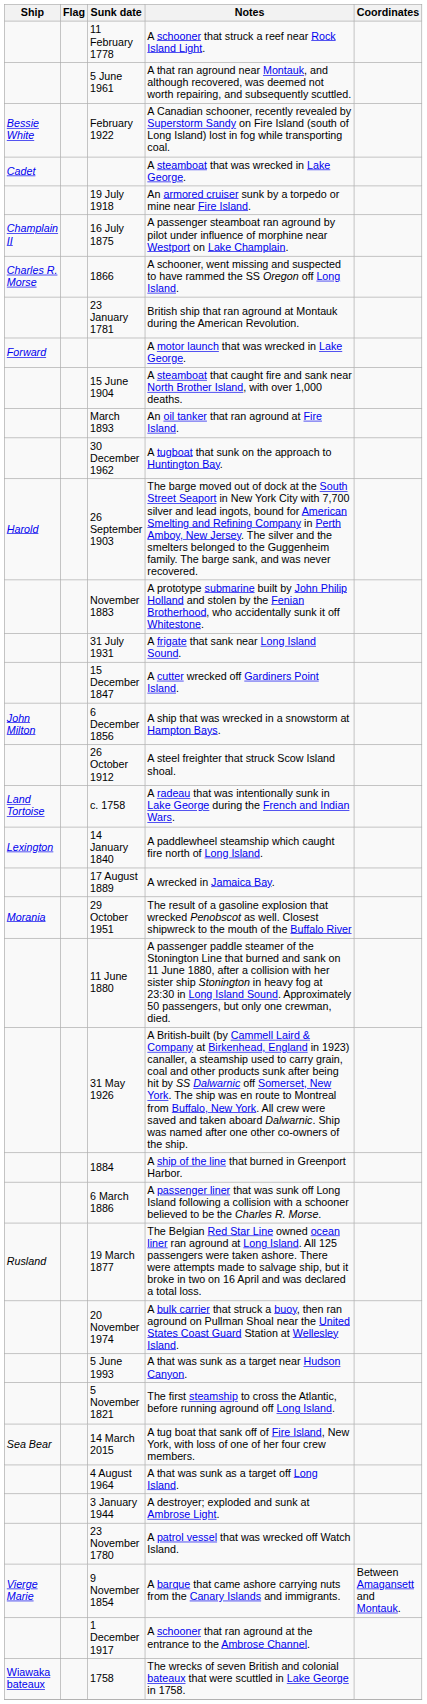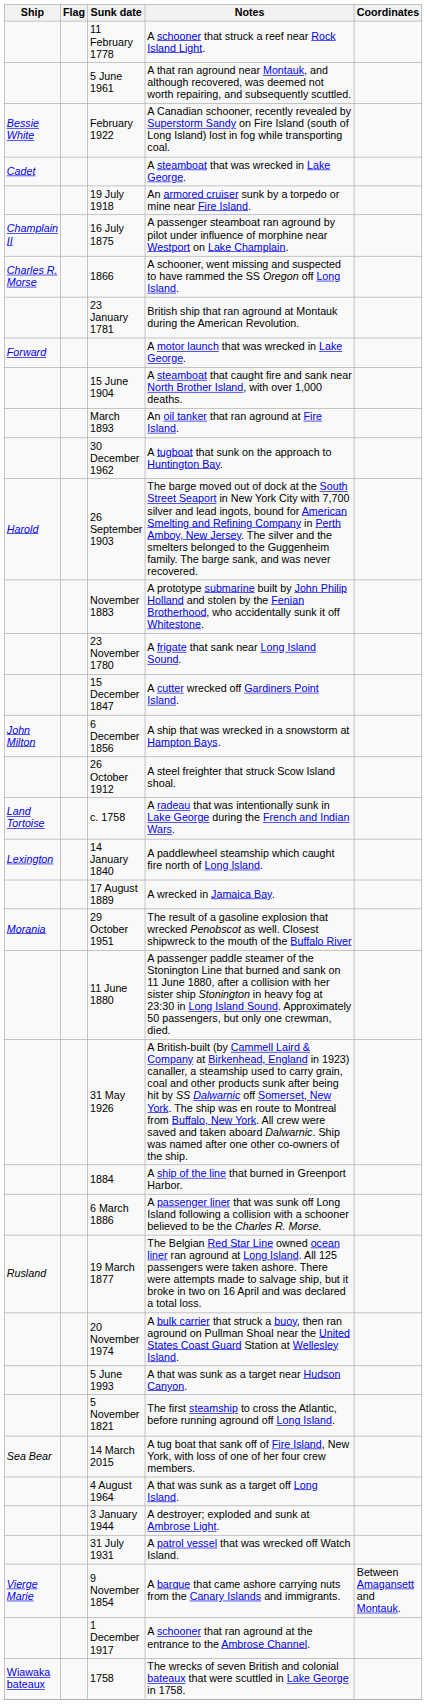(107, 647) 31 July 1931 -> (115, 653) 23 November 1780
(115, 1543) 23 November 1780 -> (107, 1549) 31 July 1931
